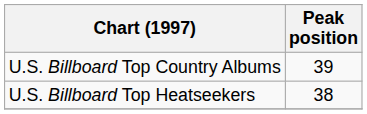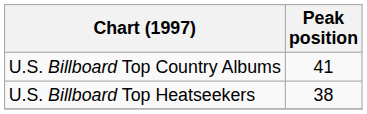(323, 66) 39 -> (323, 66) 41
